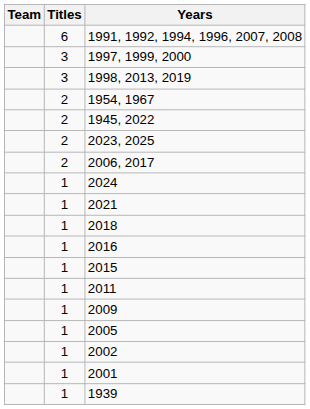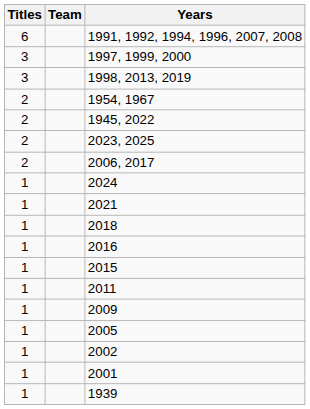columns swapped: (24, 15) <-> (65, 15)
